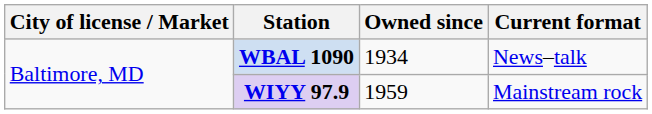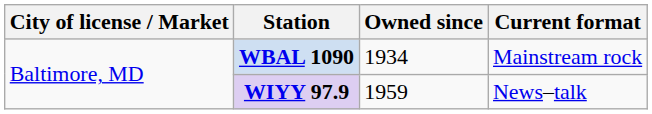(540, 56) News–talk -> (568, 56) Mainstream rock
(568, 91) Mainstream rock -> (540, 91) News–talk
